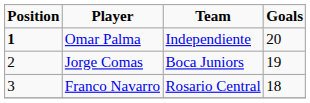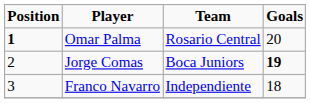(208, 39) Independiente -> (213, 39) Rosario Central
(274, 62) normal -> (274, 62) bold
(213, 86) Rosario Central -> (208, 86) Independiente
